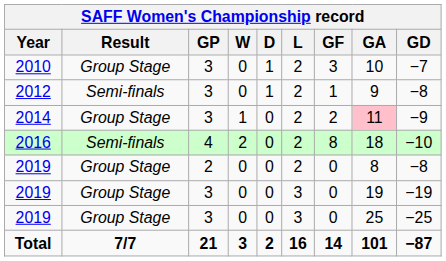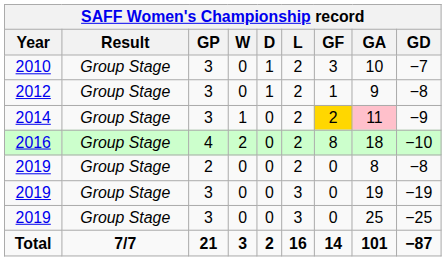(125, 92) Semi-finals -> (125, 92) Group Stage
(333, 117) no background -> (333, 117) gold background
(125, 142) Semi-finals -> (125, 142) Group Stage
